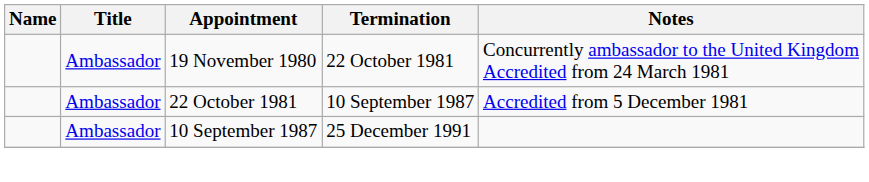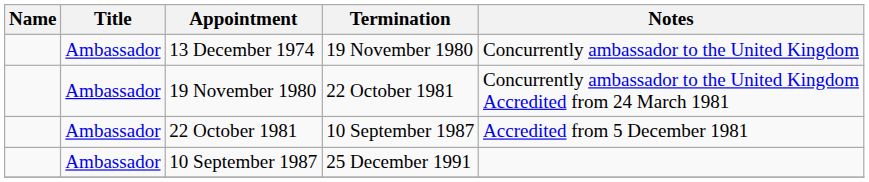+ row: (242, 49)
